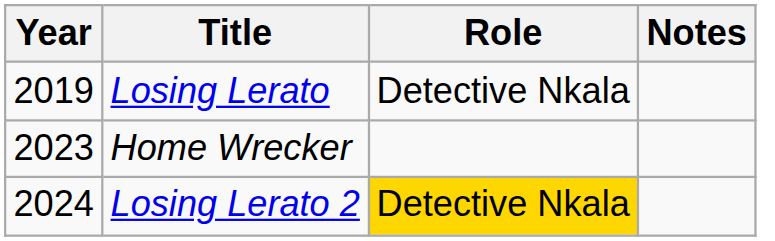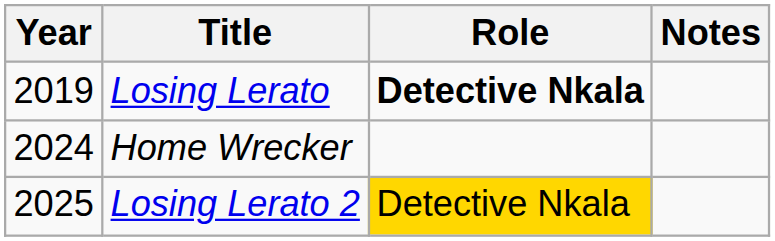(503, 90) normal -> (510, 90) bold
(54, 147) 2023 -> (54, 147) 2024
(54, 205) 2024 -> (54, 205) 2025
